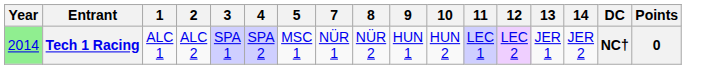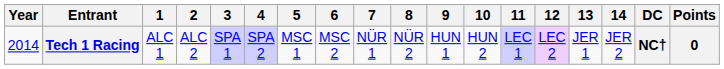+ column: (334, 15)
(23, 45) lightgreen background -> (23, 45) no background
